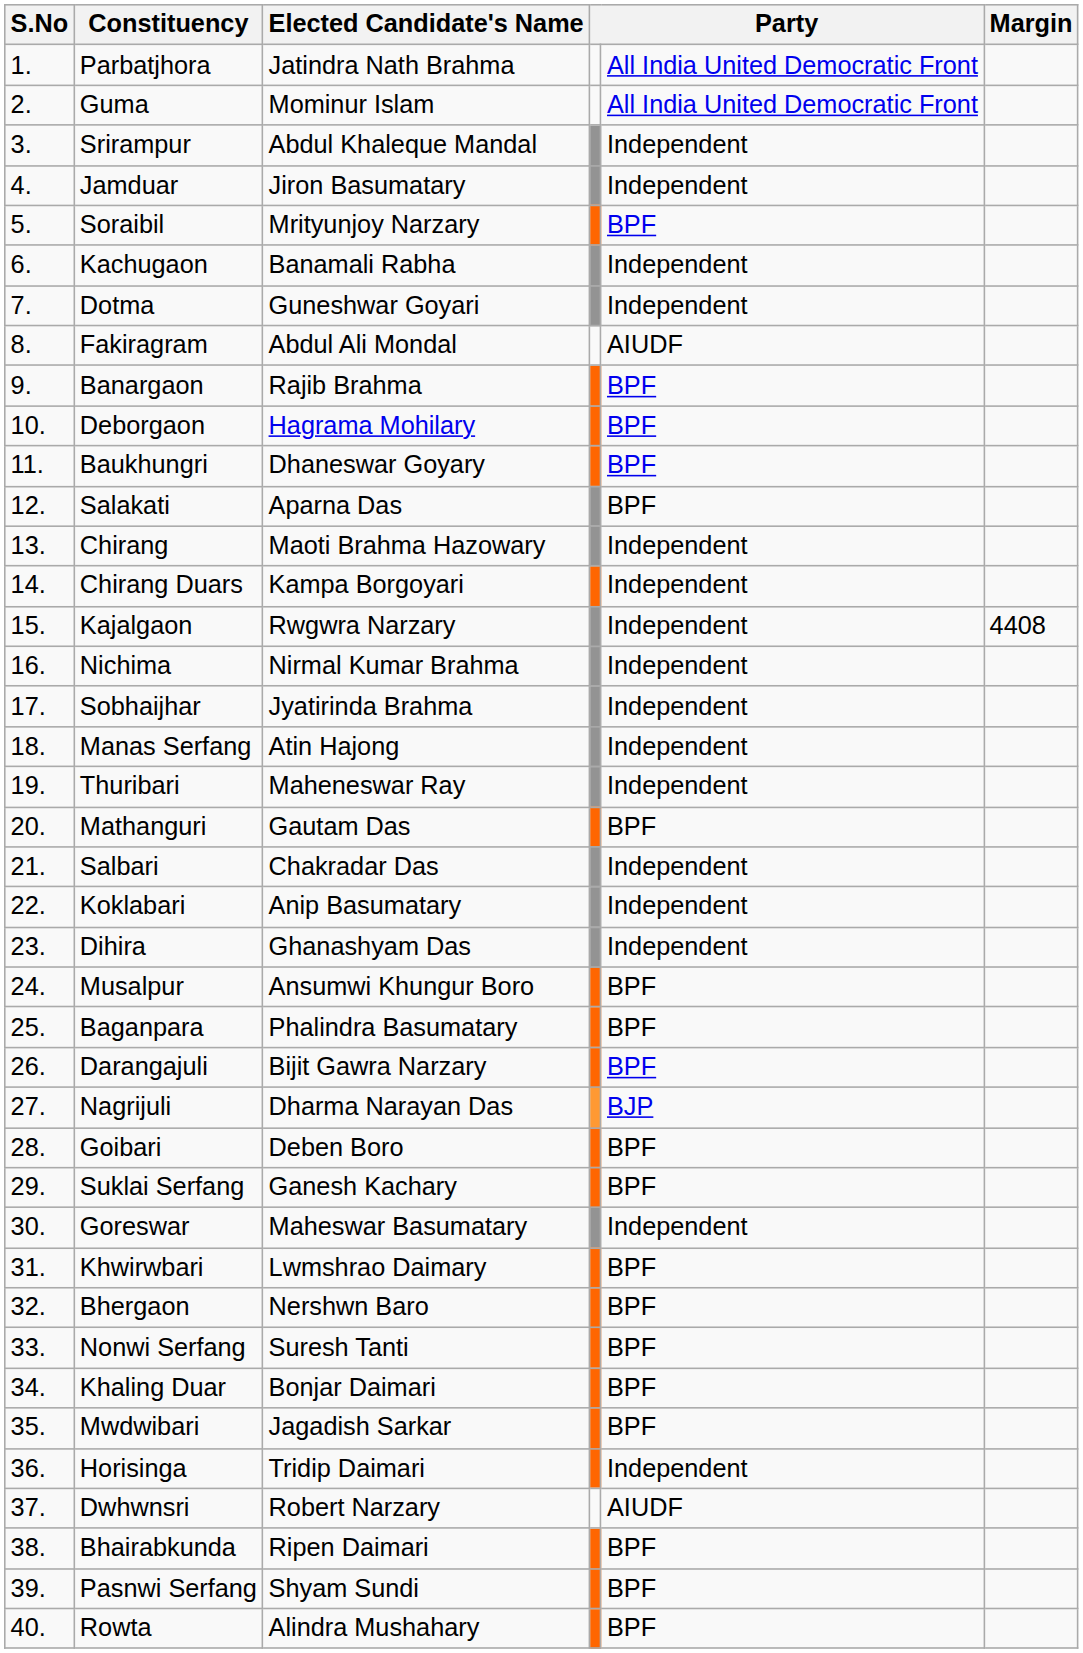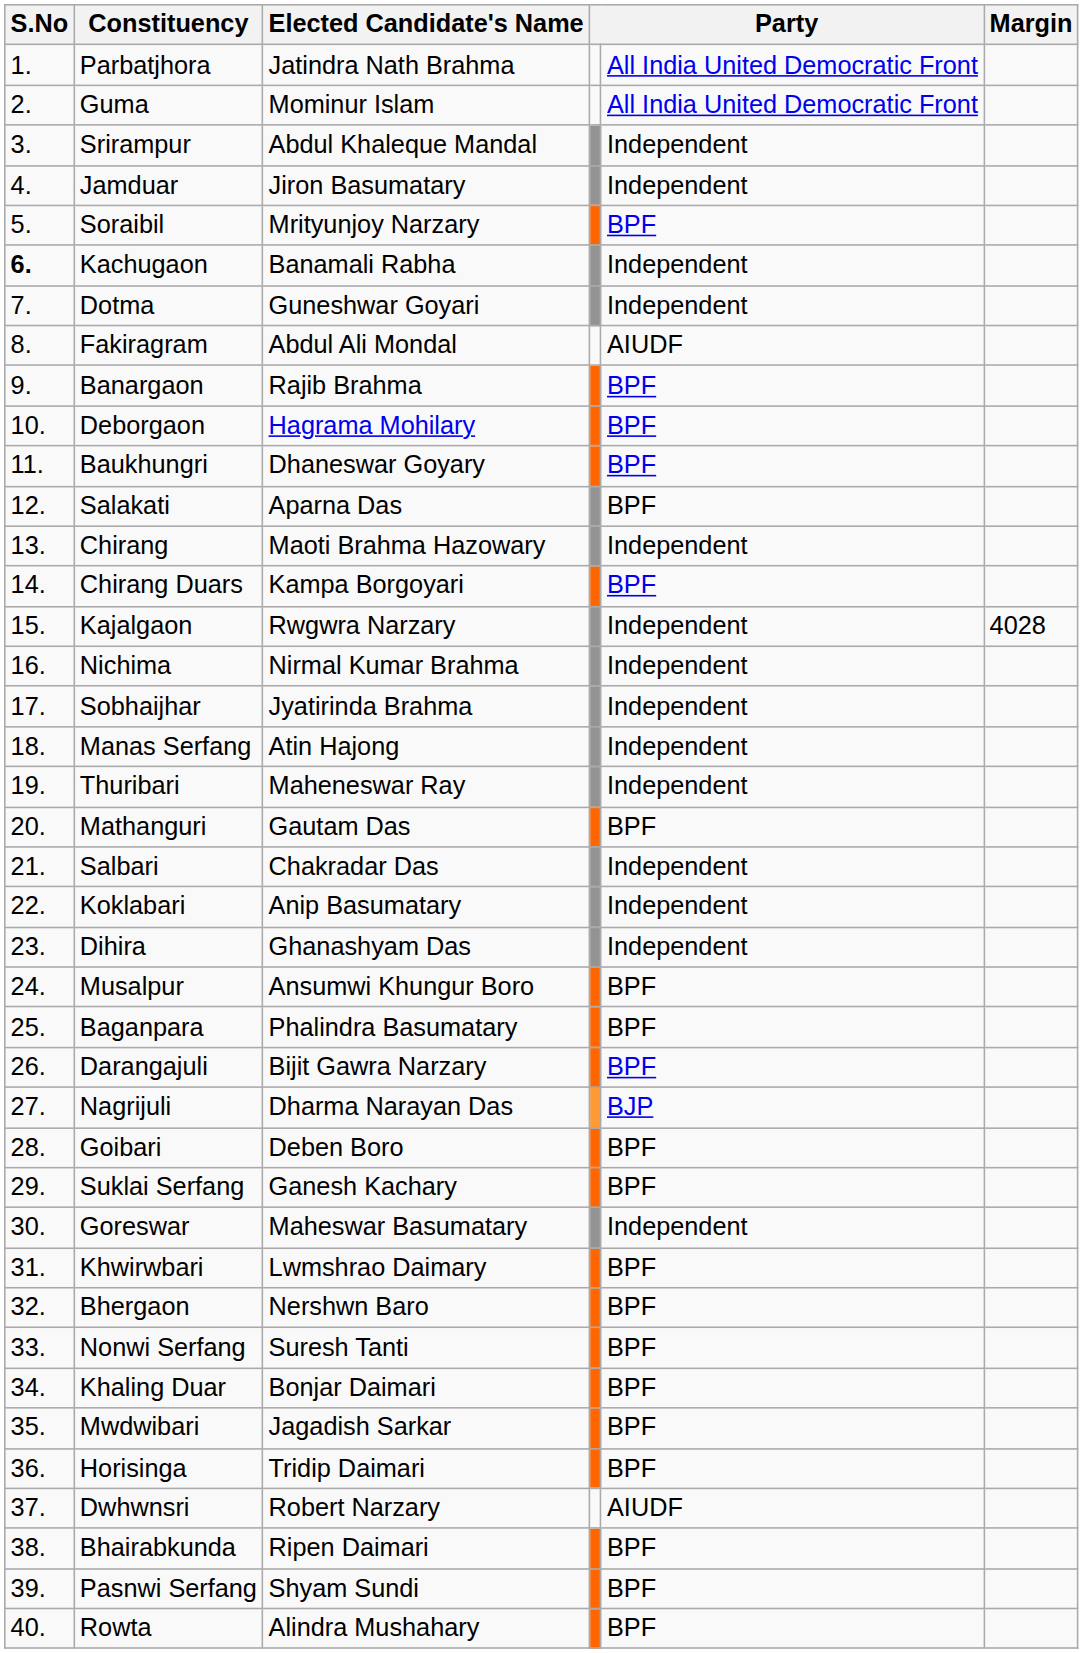(21, 265) normal -> (21, 265) bold
(677, 585) Independent -> (632, 585) BPF
(1018, 625) 4408 -> (1018, 625) 4028
(677, 1467) Independent -> (632, 1467) BPF
